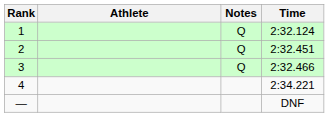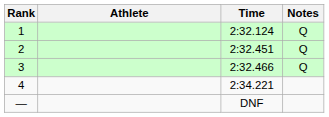columns swapped: (292, 13) <-> (241, 13)
